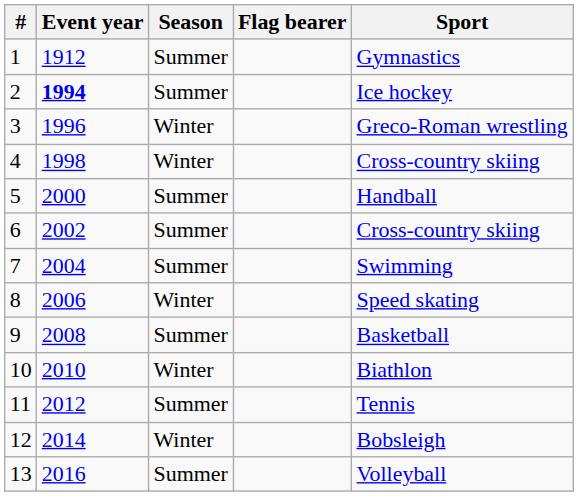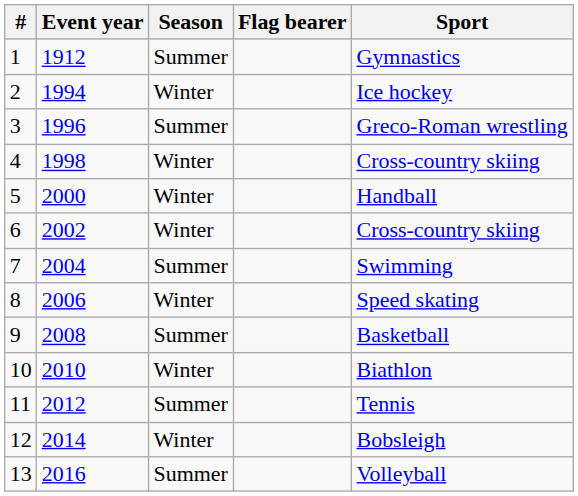(64, 91) bold -> (64, 91) normal
(191, 91) Summer -> (184, 91) Winter
(184, 126) Winter -> (191, 126) Summer
(191, 195) Summer -> (184, 195) Winter
(191, 230) Summer -> (184, 230) Winter
